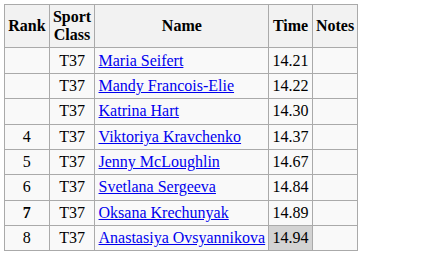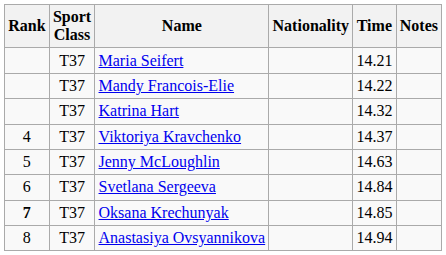+ column: (311, 26)
(291, 111) 14.30 -> (374, 111) 14.32
(291, 162) 14.67 -> (374, 162) 14.63
(291, 212) 14.89 -> (374, 212) 14.85
(291, 238) lightgrey background -> (374, 238) no background
